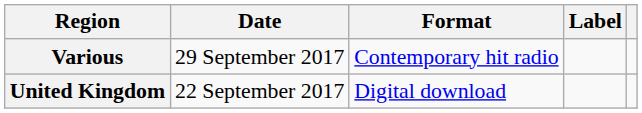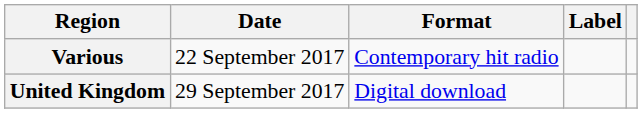(260, 56) 29 September 2017 -> (260, 56) 22 September 2017
(260, 90) 22 September 2017 -> (260, 90) 29 September 2017
